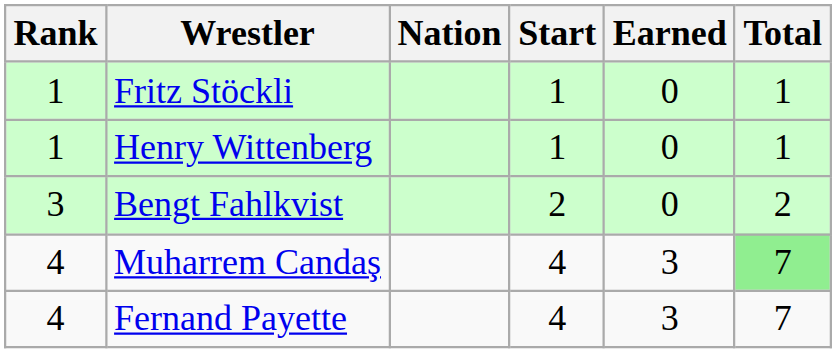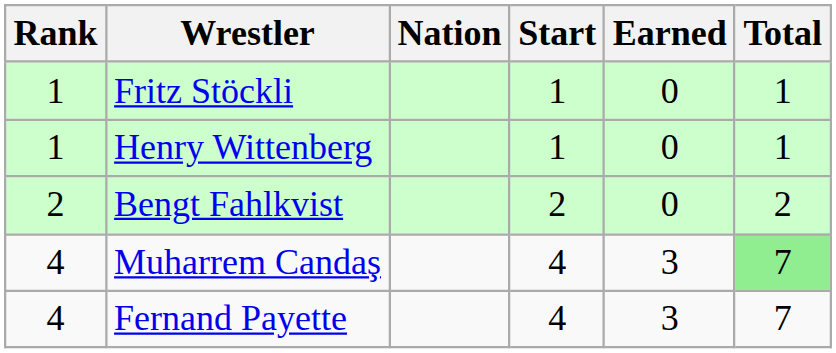(55, 204) 3 -> (55, 204) 2
